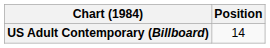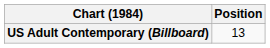(238, 33) 14 -> (238, 33) 13
